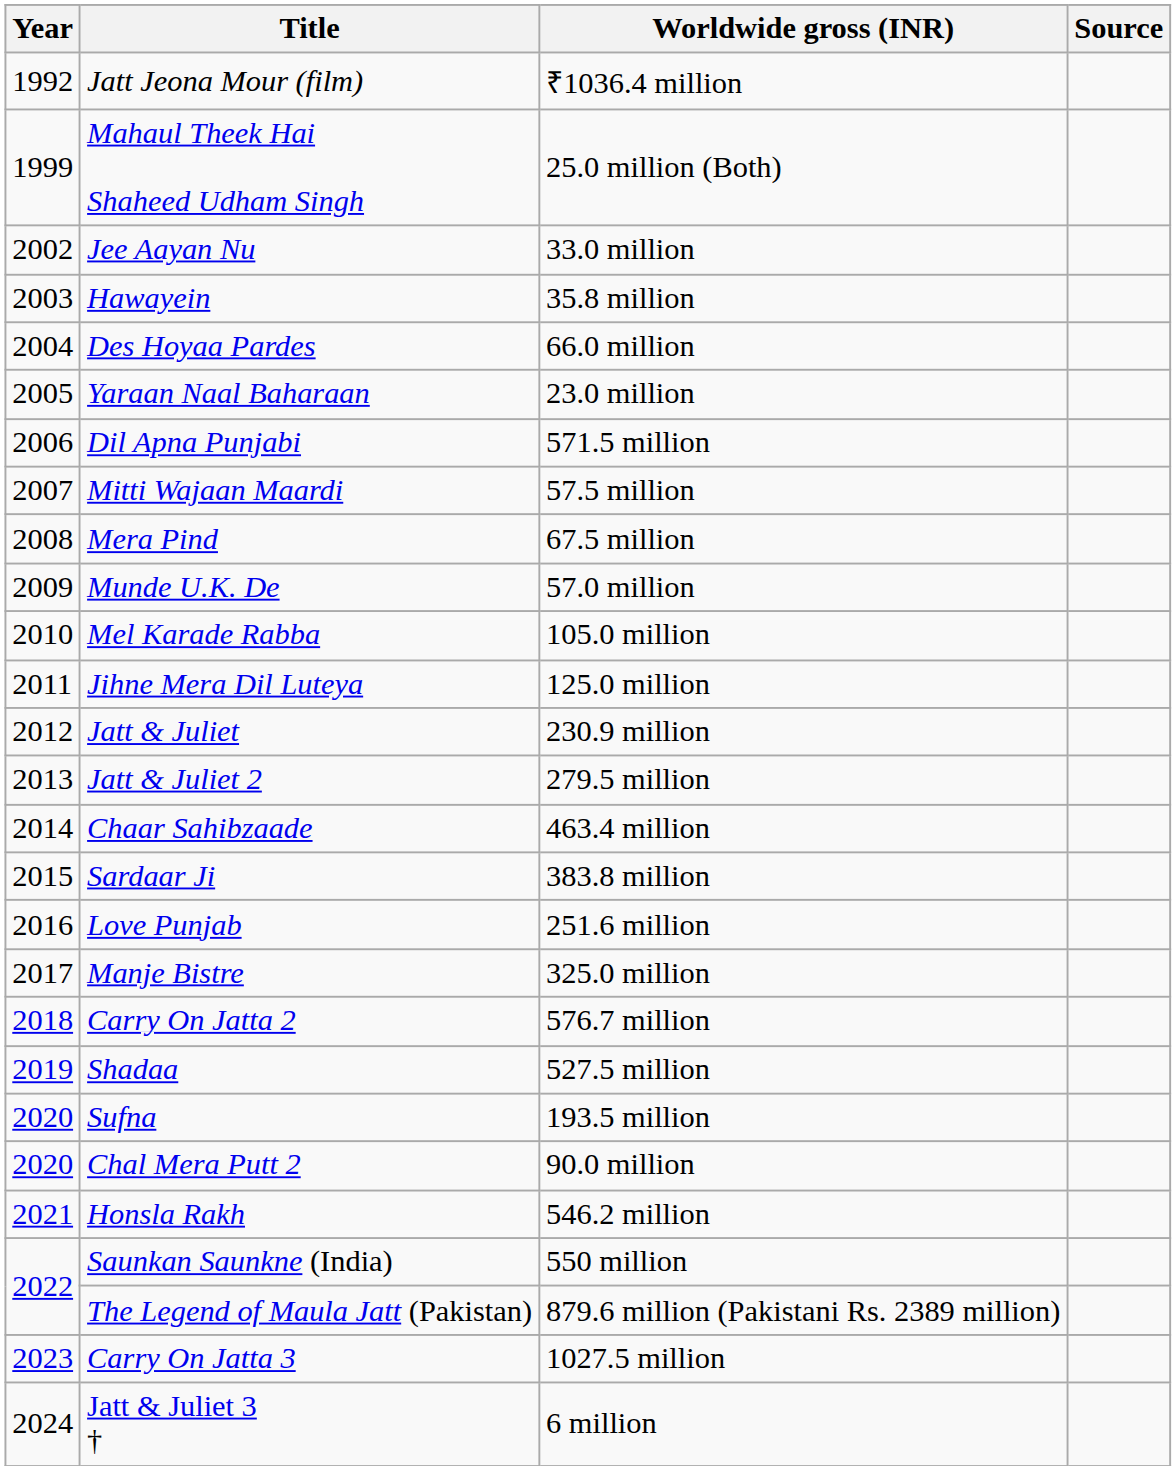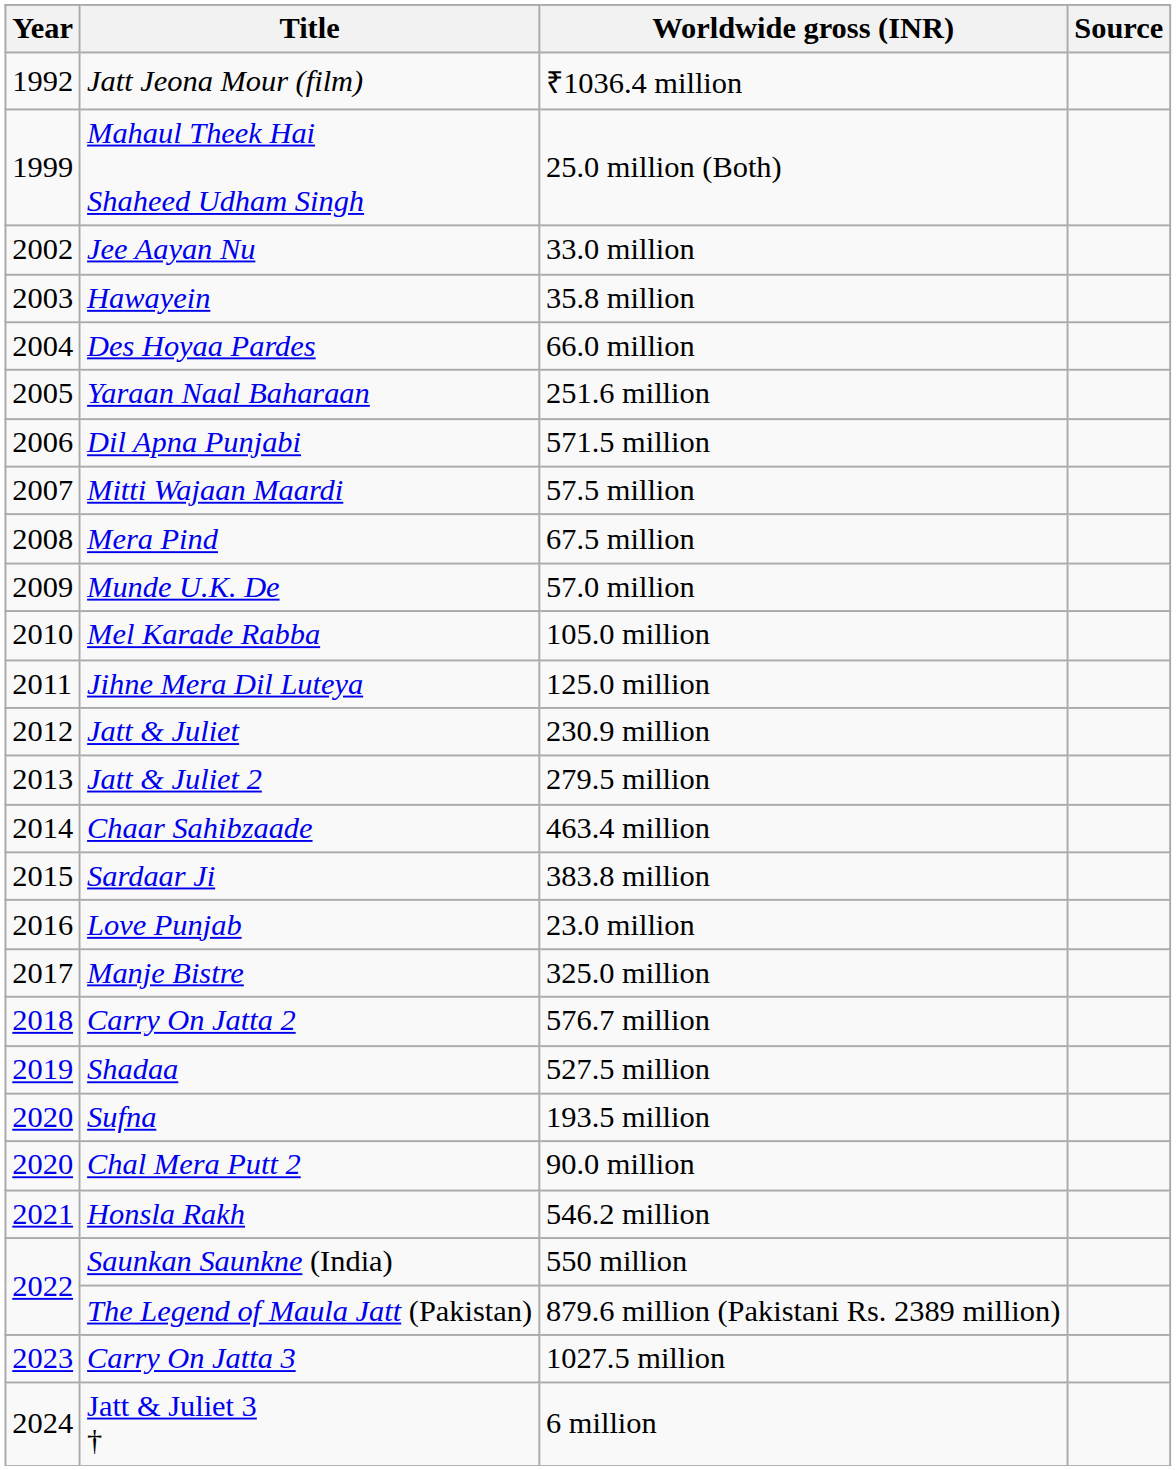(620, 393) 23.0 million -> (628, 393) 251.6 million
(628, 924) 251.6 million -> (620, 924) 23.0 million
